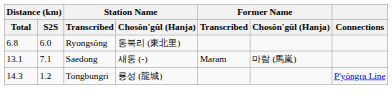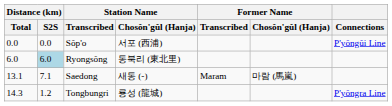+ row: (76, 43)
(12, 43) 6.8 -> (12, 60) 6.0
(45, 43) no background -> (45, 60) lightblue background
